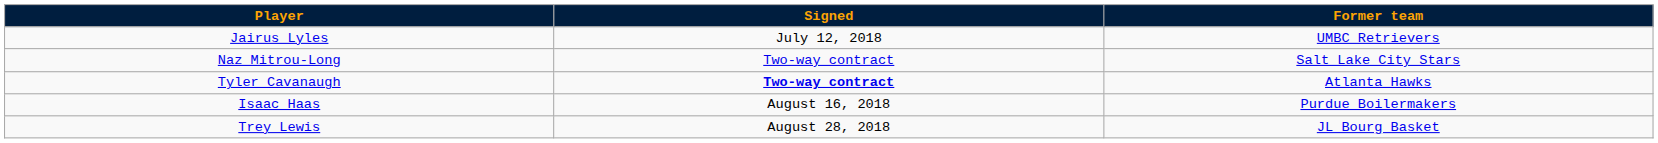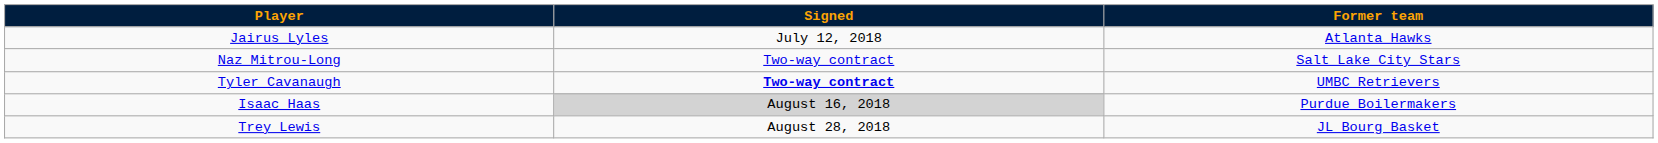(1378, 38) UMBC Retrievers -> (1378, 38) Atlanta Hawks
(1378, 82) Atlanta Hawks -> (1378, 82) UMBC Retrievers
(829, 105) no background -> (829, 105) lightgrey background
